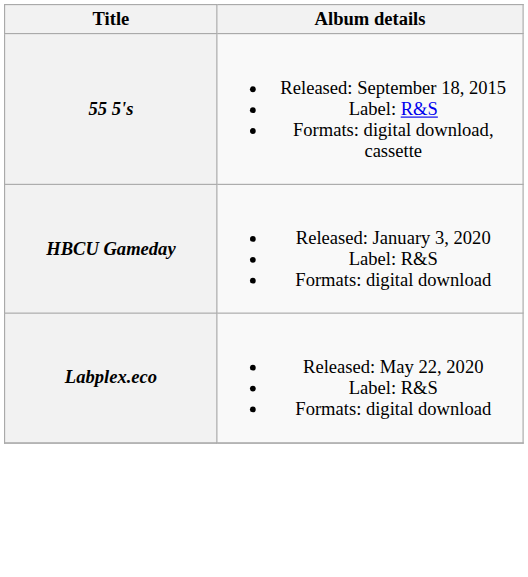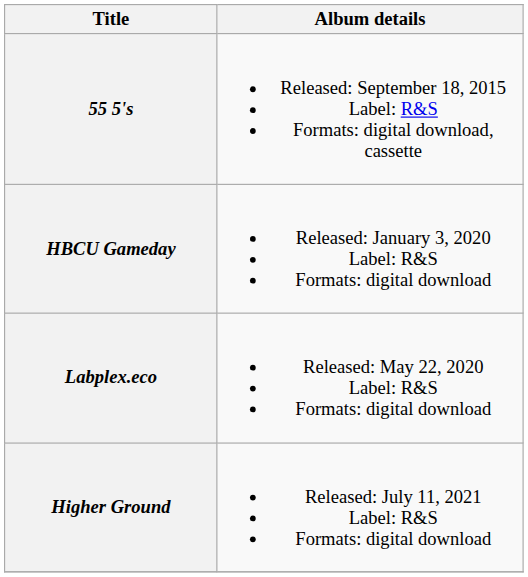+ row: (111, 506)
